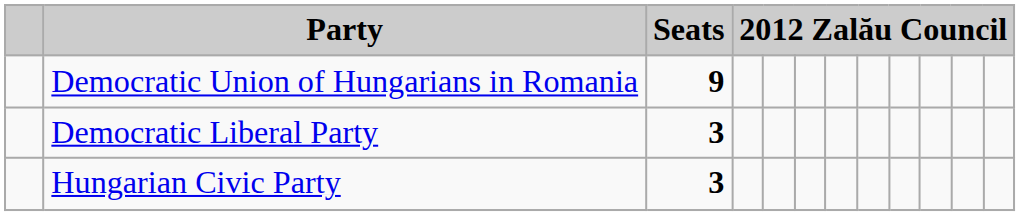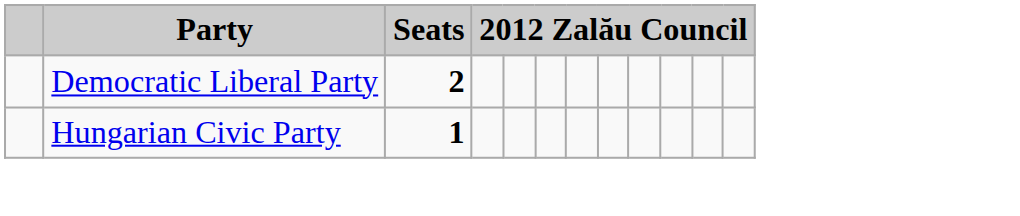- row: (345, 81)
(716, 132) 3 -> (456, 81) 2
(716, 183) 3 -> (456, 132) 1
